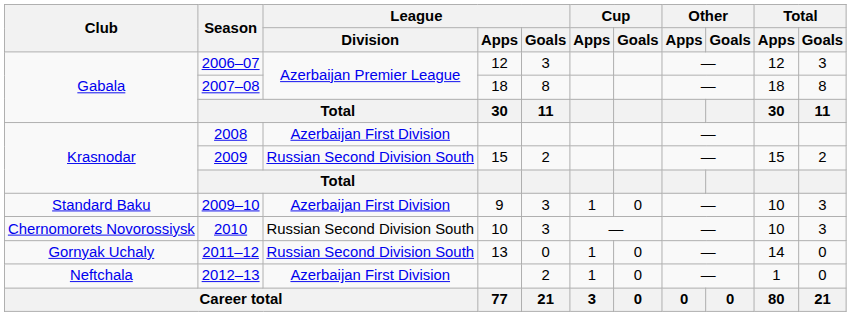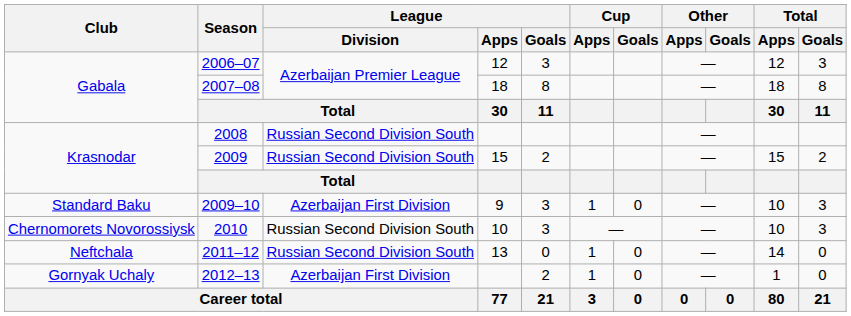(370, 134) Azerbaijan First Division -> (370, 134) Russian Second Division South
(101, 252) Gornyak Uchaly -> (101, 252) Neftchala
(101, 275) Neftchala -> (101, 275) Gornyak Uchaly
